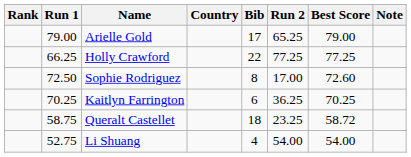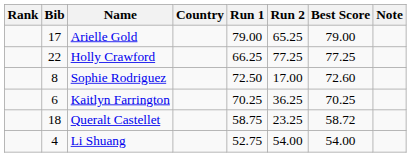columns swapped: (254, 15) <-> (62, 15)
